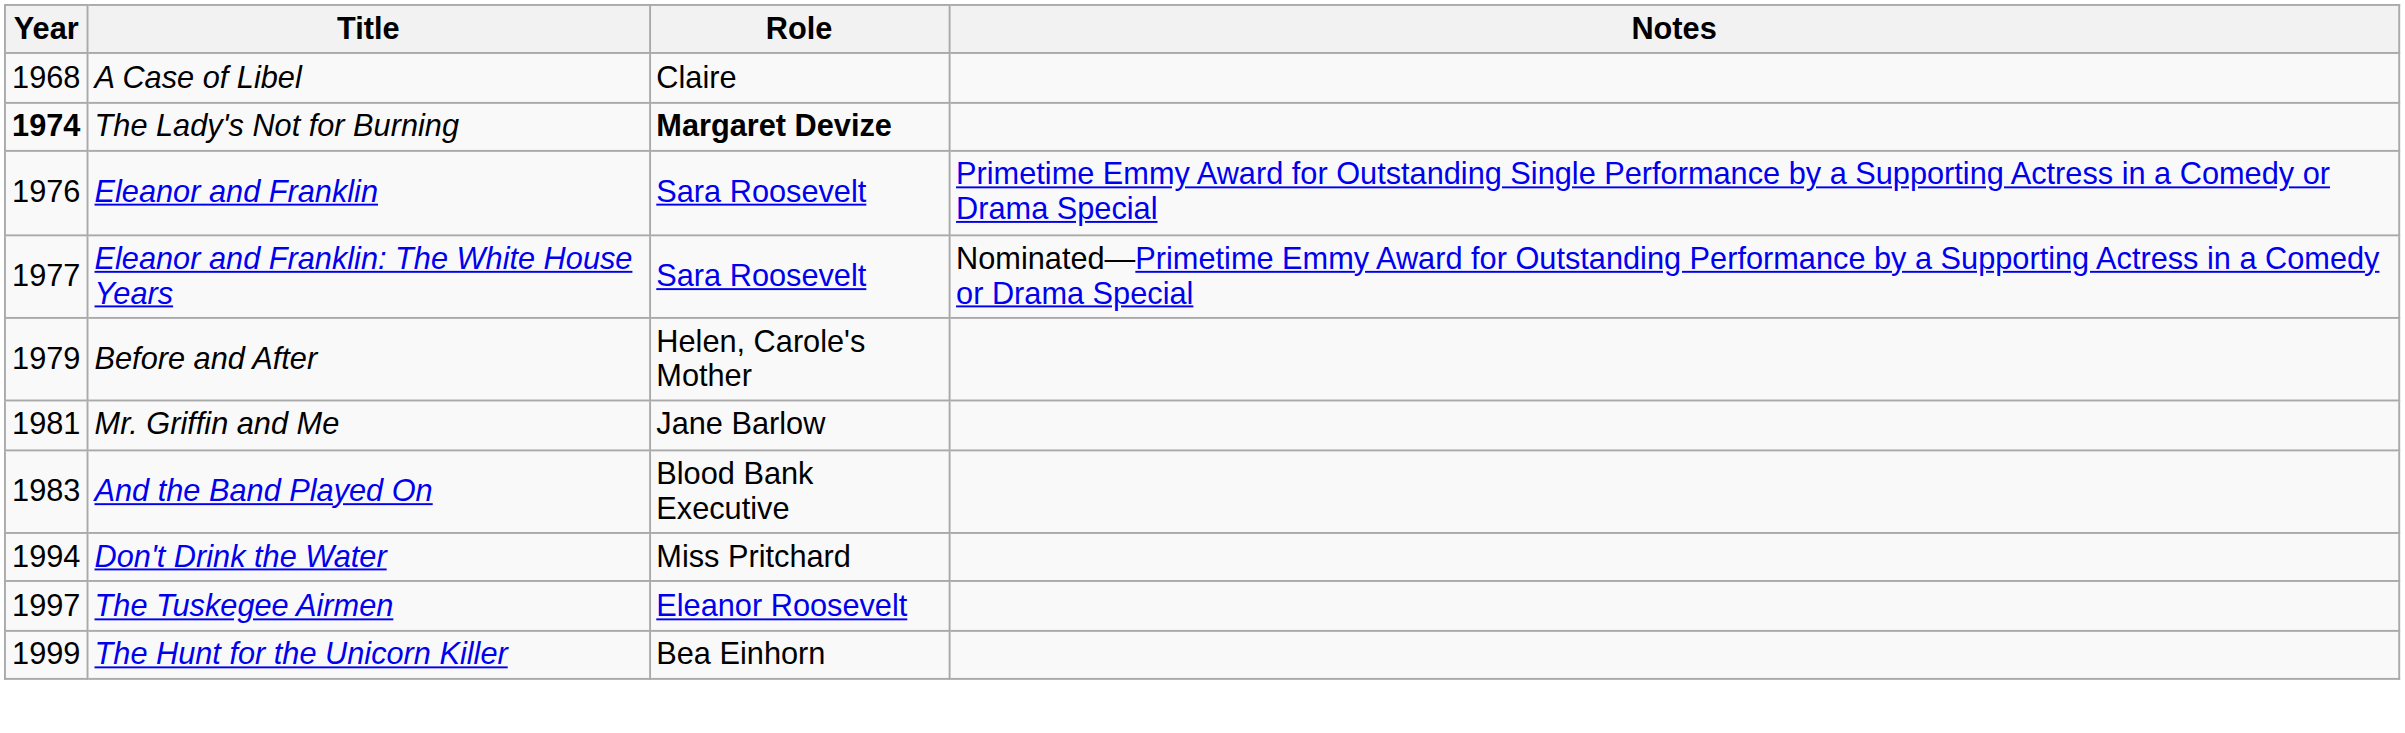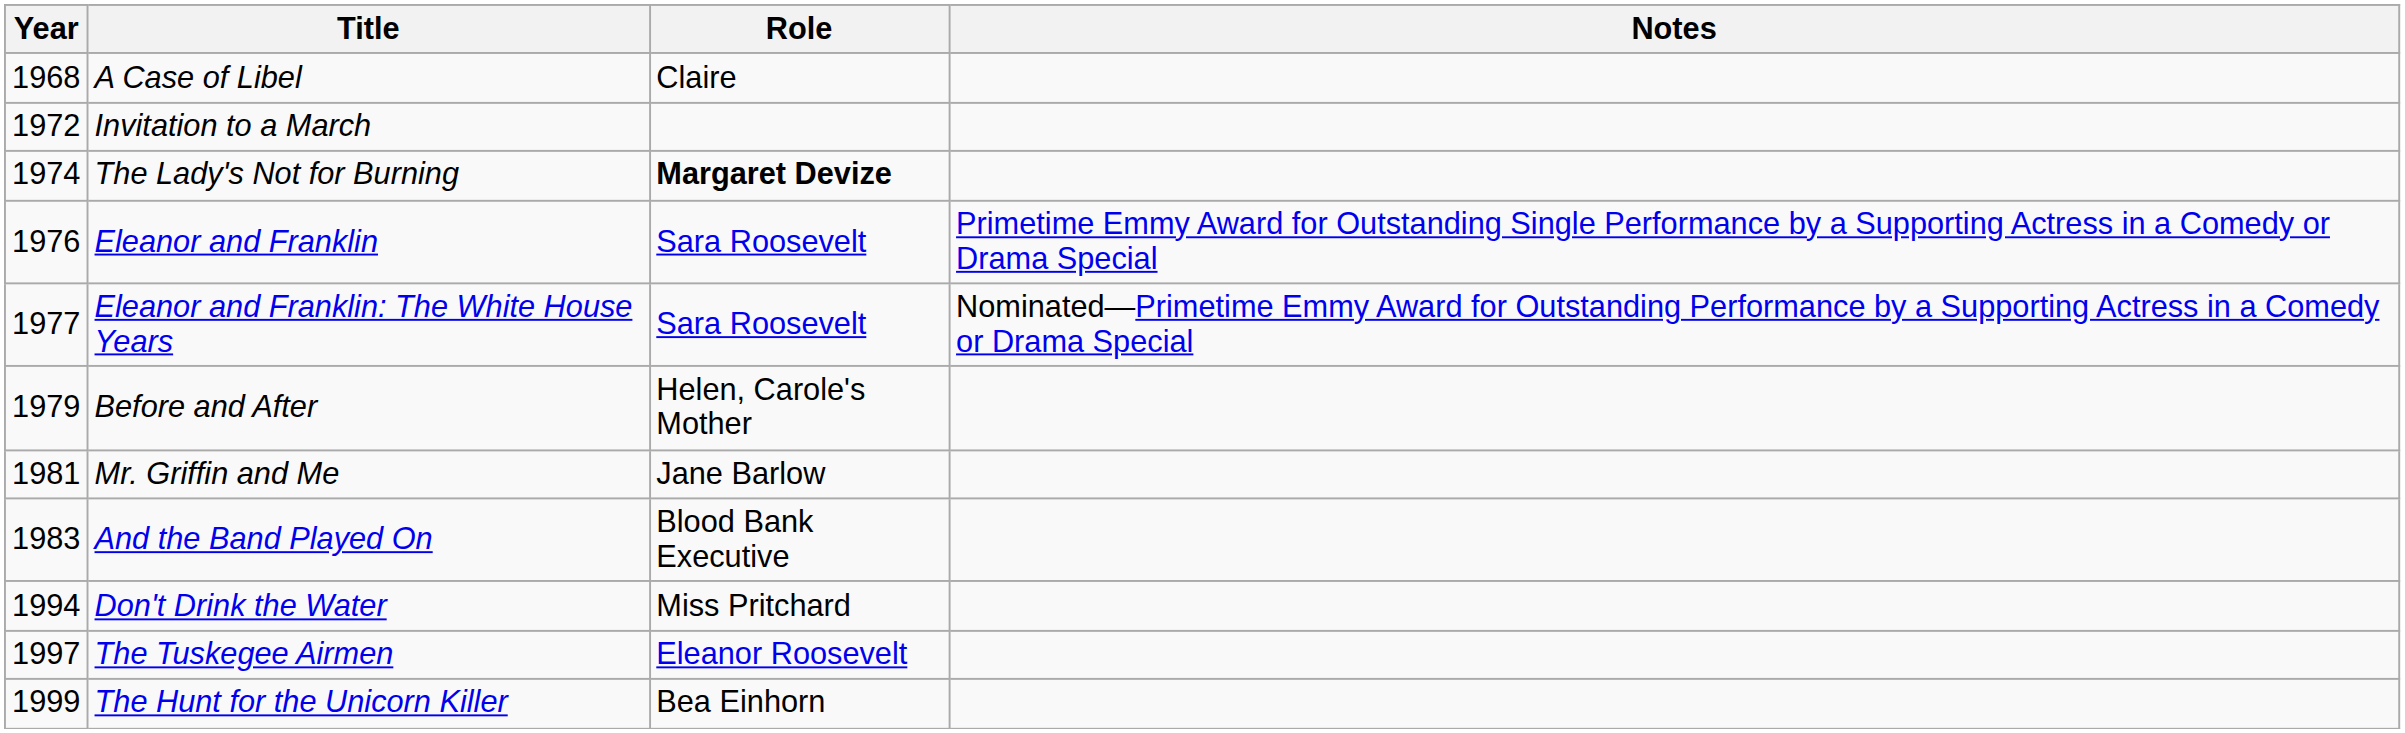+ row: (233, 126)
(46, 126) bold -> (46, 175) normal
